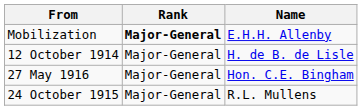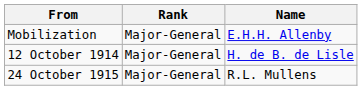(173, 35) bold -> (173, 35) normal
- row: (48, 75)
